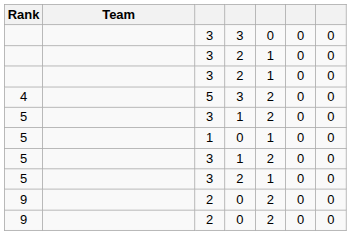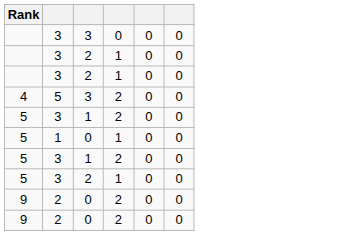- column: (119, 14)
